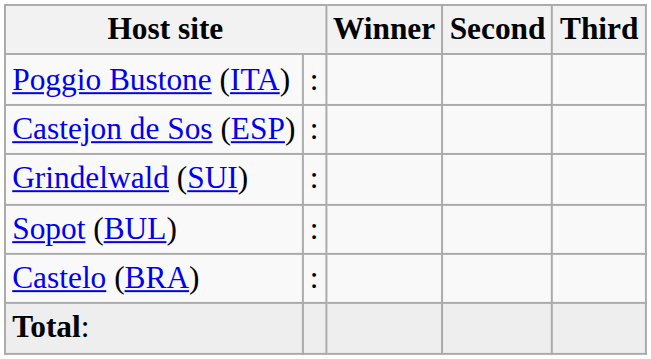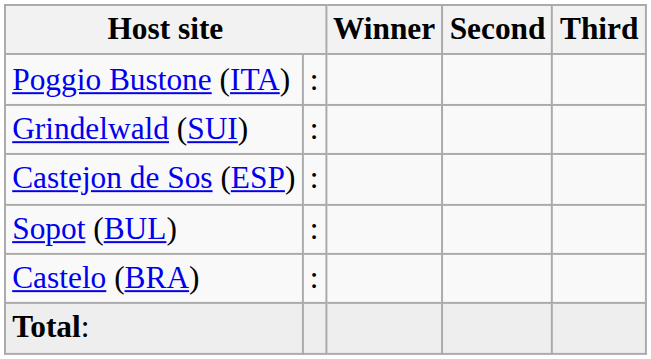rows swapped: (130, 178) <-> (154, 128)
